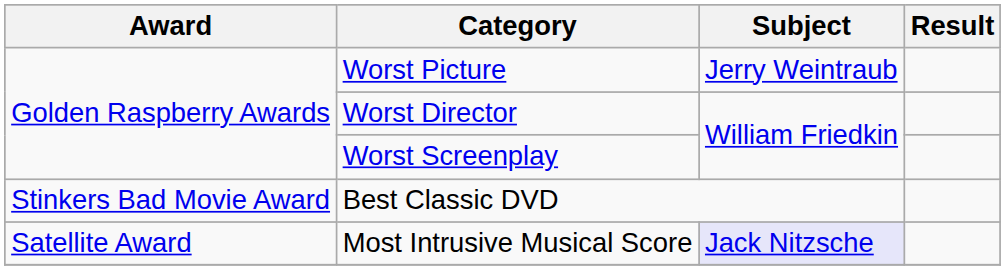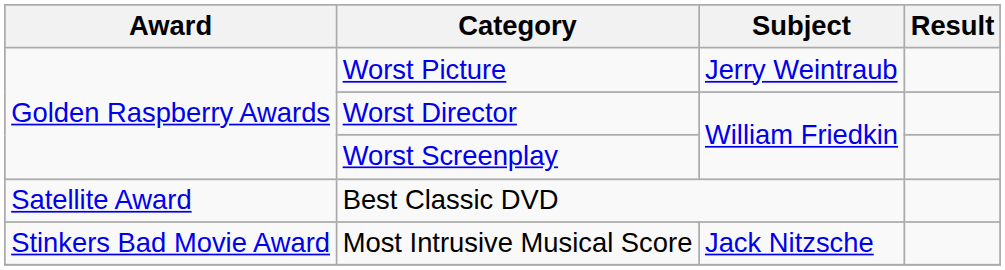(171, 199) Stinkers Bad Movie Award -> (101, 199) Satellite Award
(101, 243) Satellite Award -> (171, 243) Stinkers Bad Movie Award
(789, 243) lavender background -> (789, 243) no background
